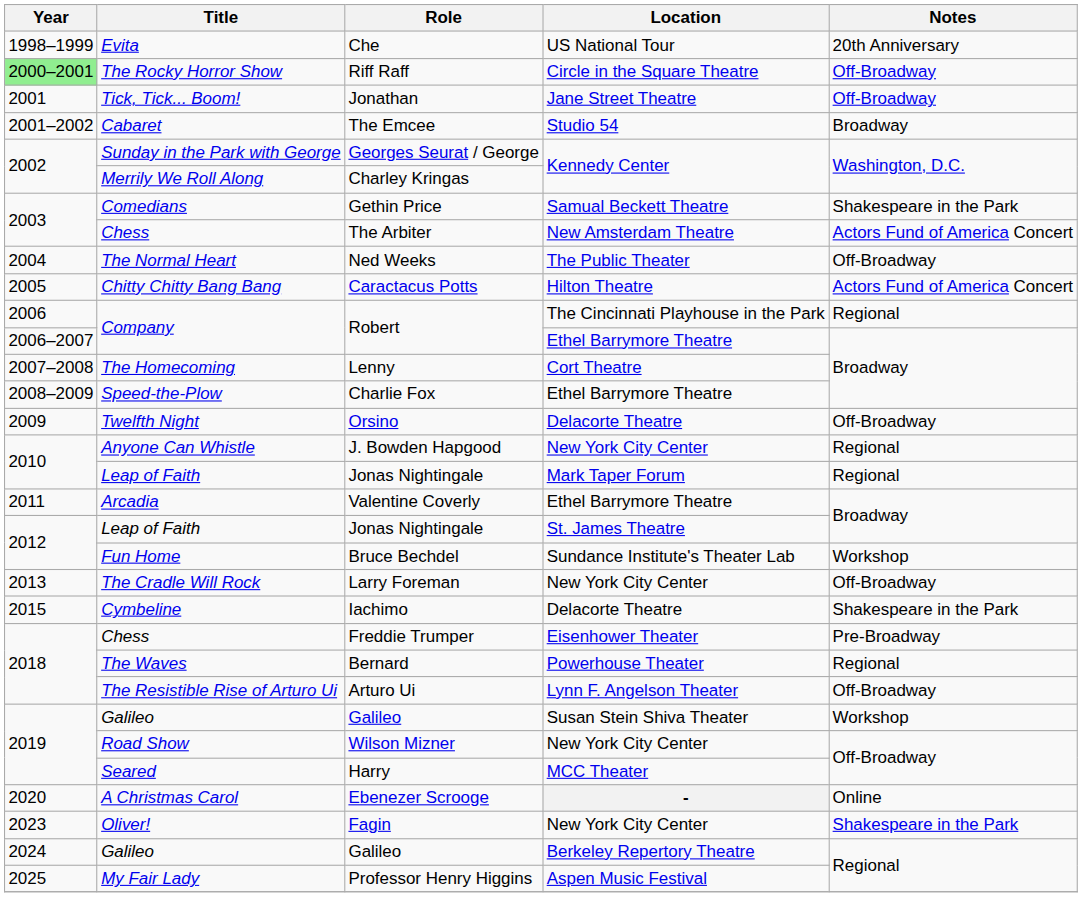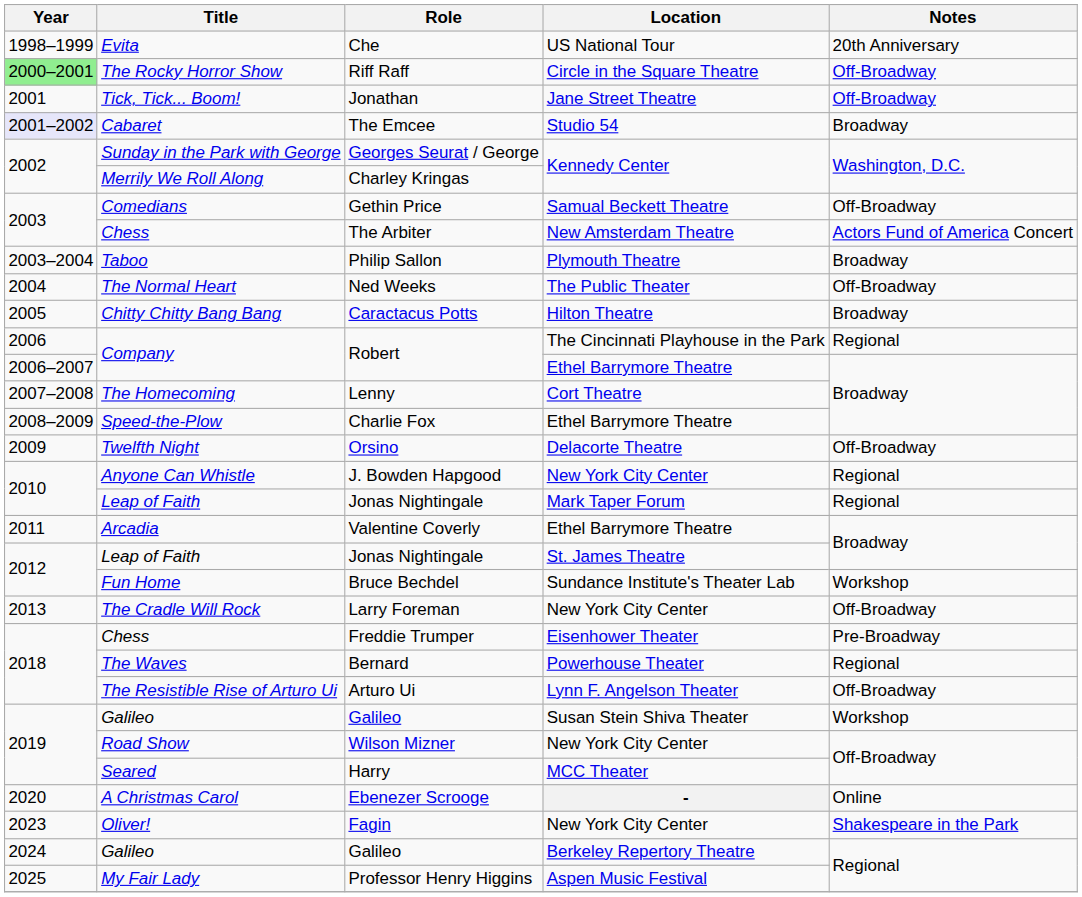(51, 125) no background -> (51, 125) lavender background
(925, 206) Shakespeare in the Park -> (884, 206) Off-Broadway
+ row: (395, 260)
(953, 286) Actors Fund of America Concert -> (870, 313) Broadway
- row: (378, 609)
